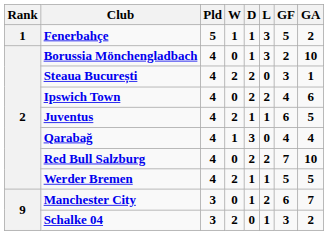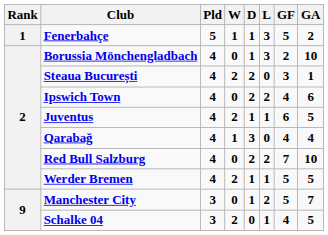(286, 199) 6 -> (286, 199) 5
(286, 220) 3 -> (286, 220) 4
(311, 220) 2 -> (311, 220) 5
